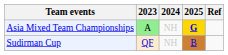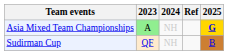columns swapped: (194, 12) <-> (214, 12)
